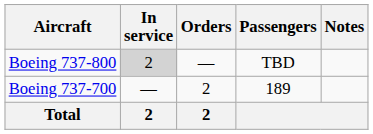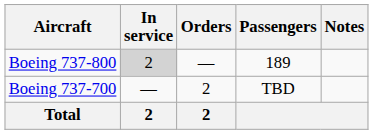(278, 62) TBD -> (278, 62) 189
(278, 89) 189 -> (278, 89) TBD
